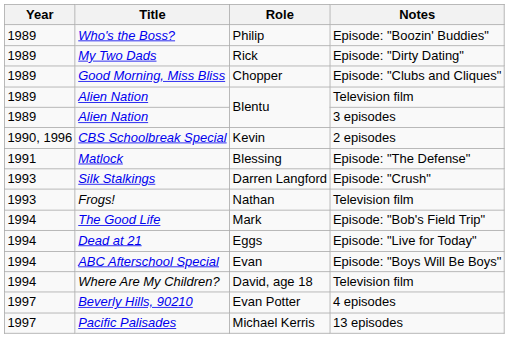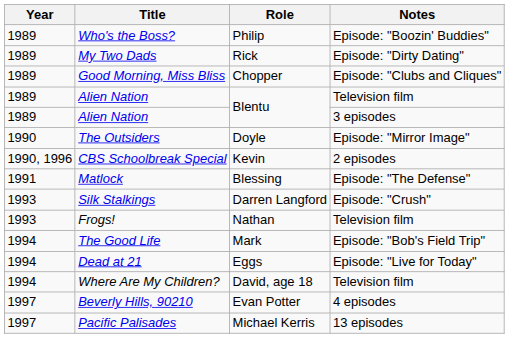+ row: (119, 138)
- row: (149, 261)
